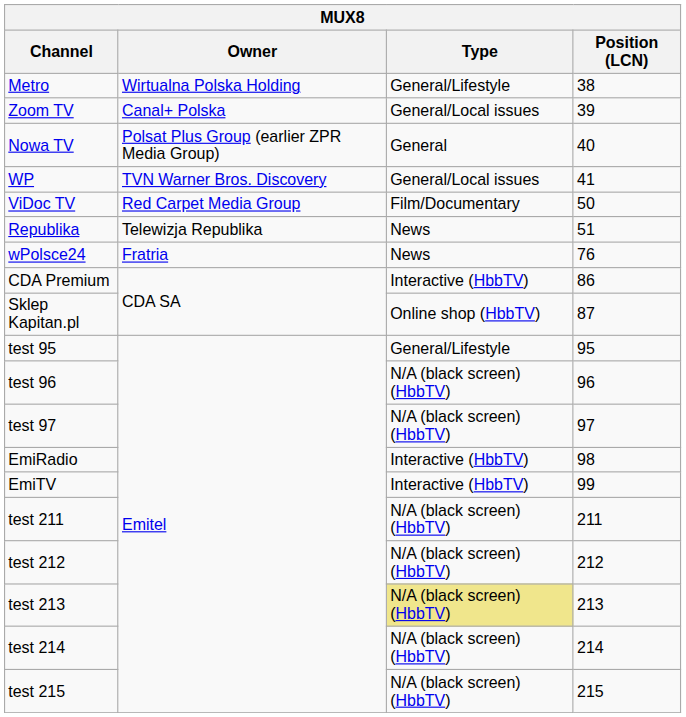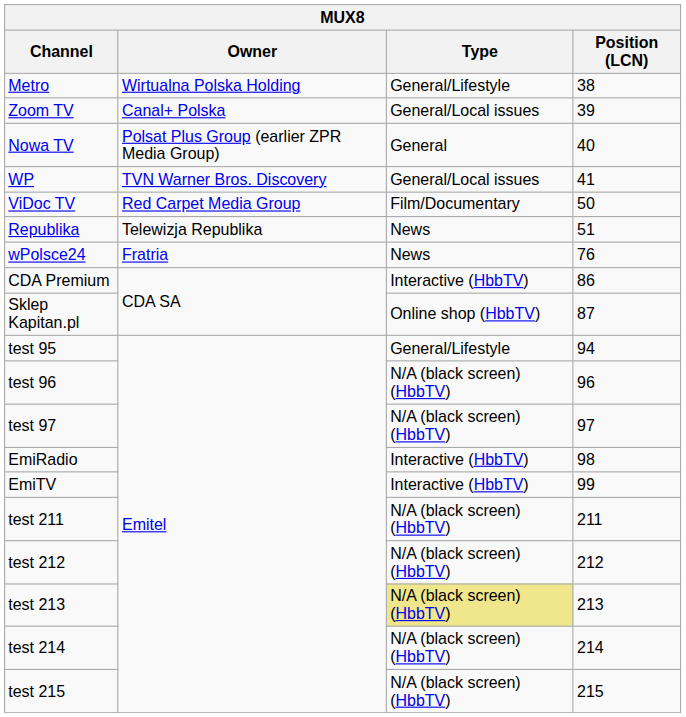(586, 349) 95 -> (586, 349) 94
